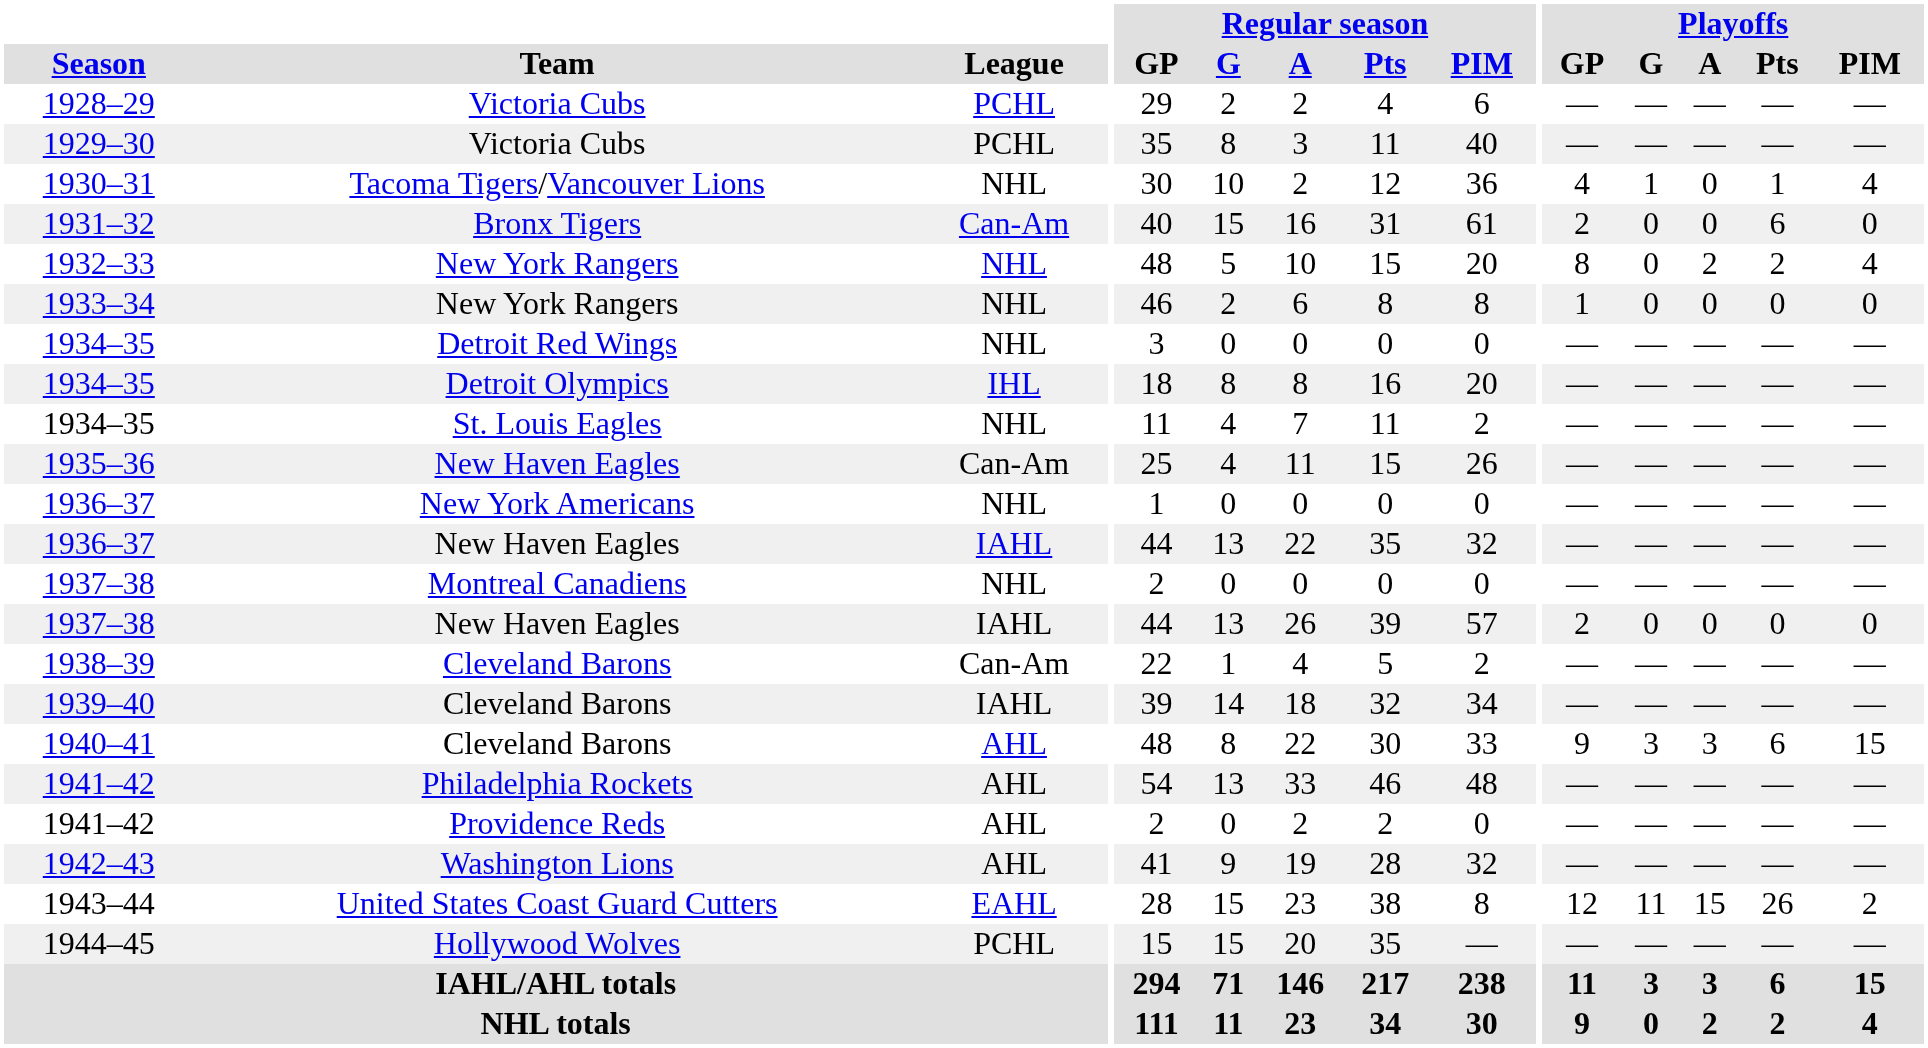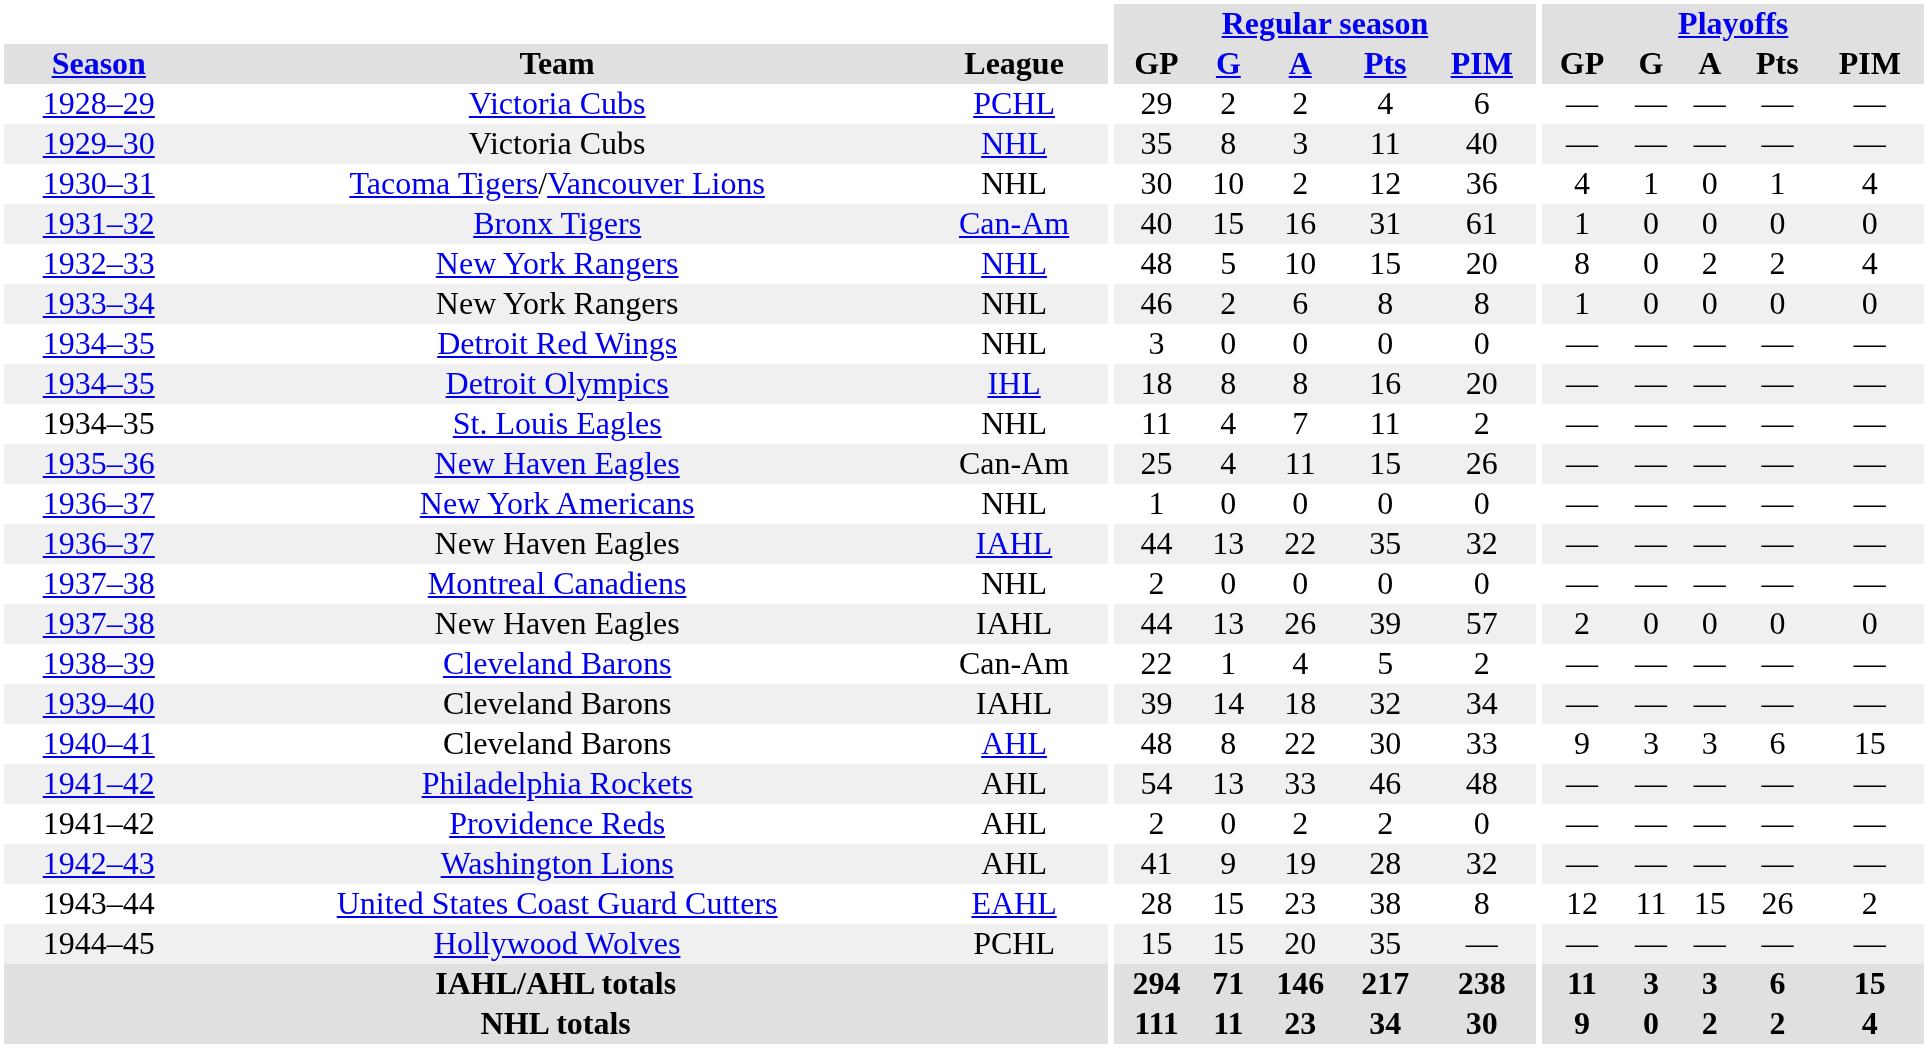(1014, 143) PCHL -> (1014, 143) NHL
(1582, 223) 2 -> (1582, 223) 1
(1777, 223) 6 -> (1777, 223) 0
